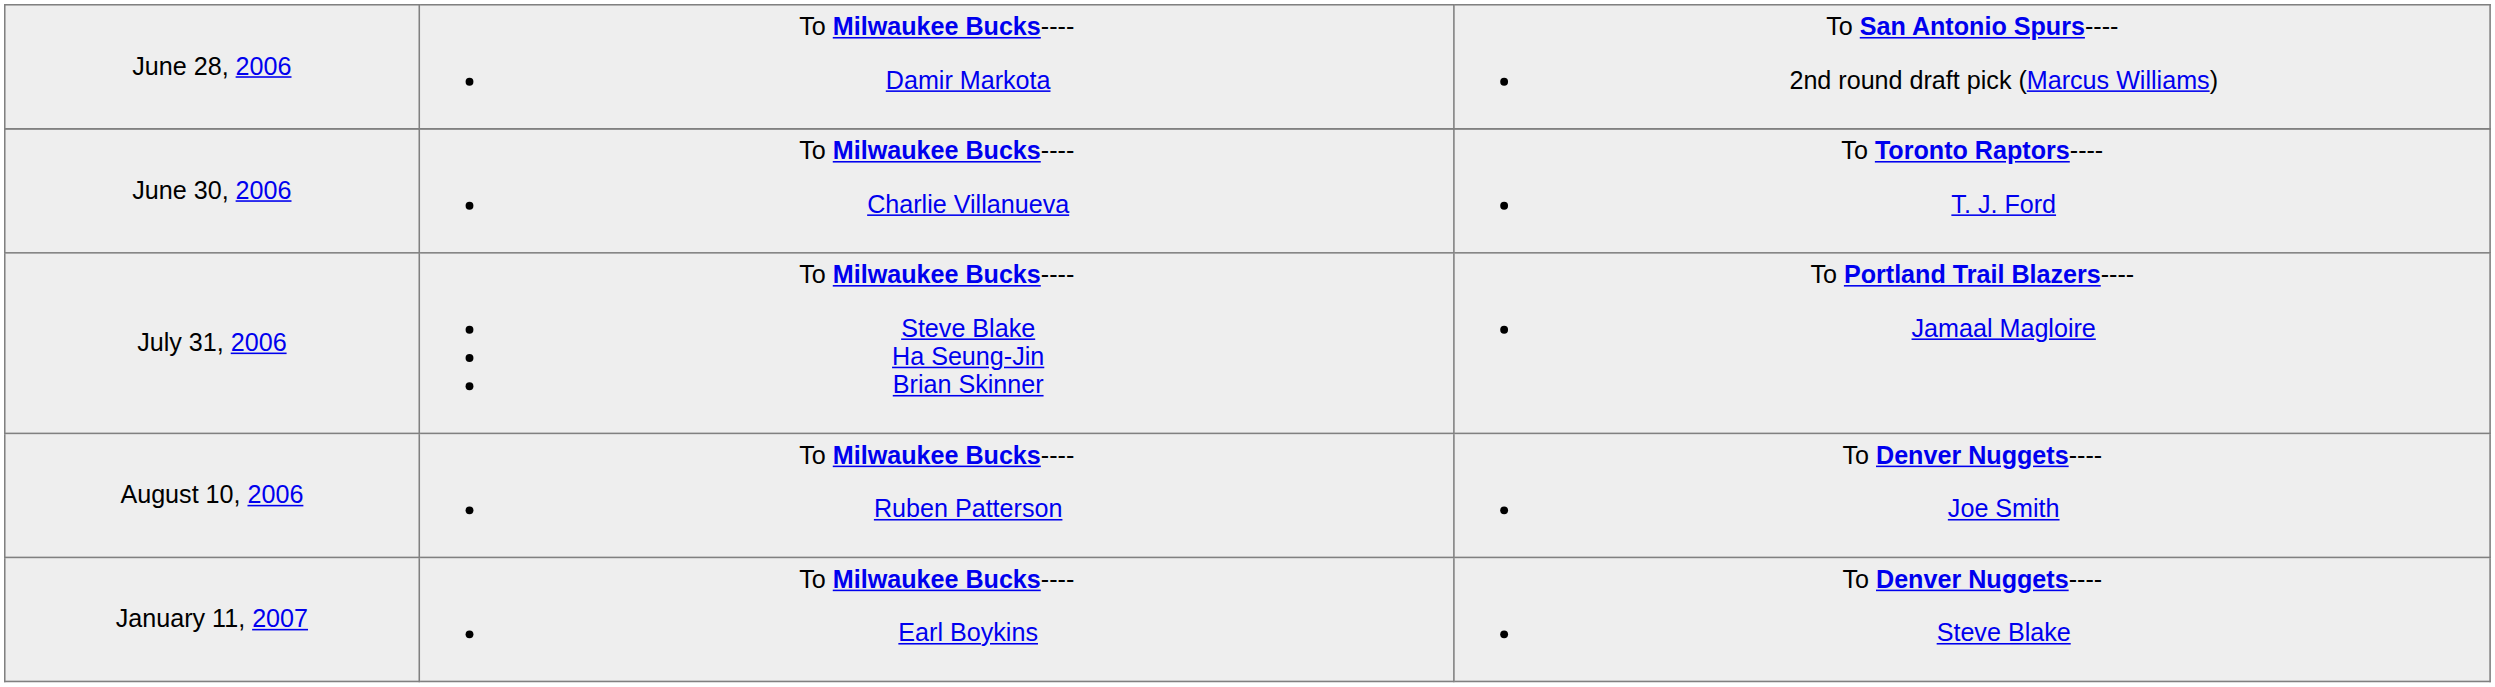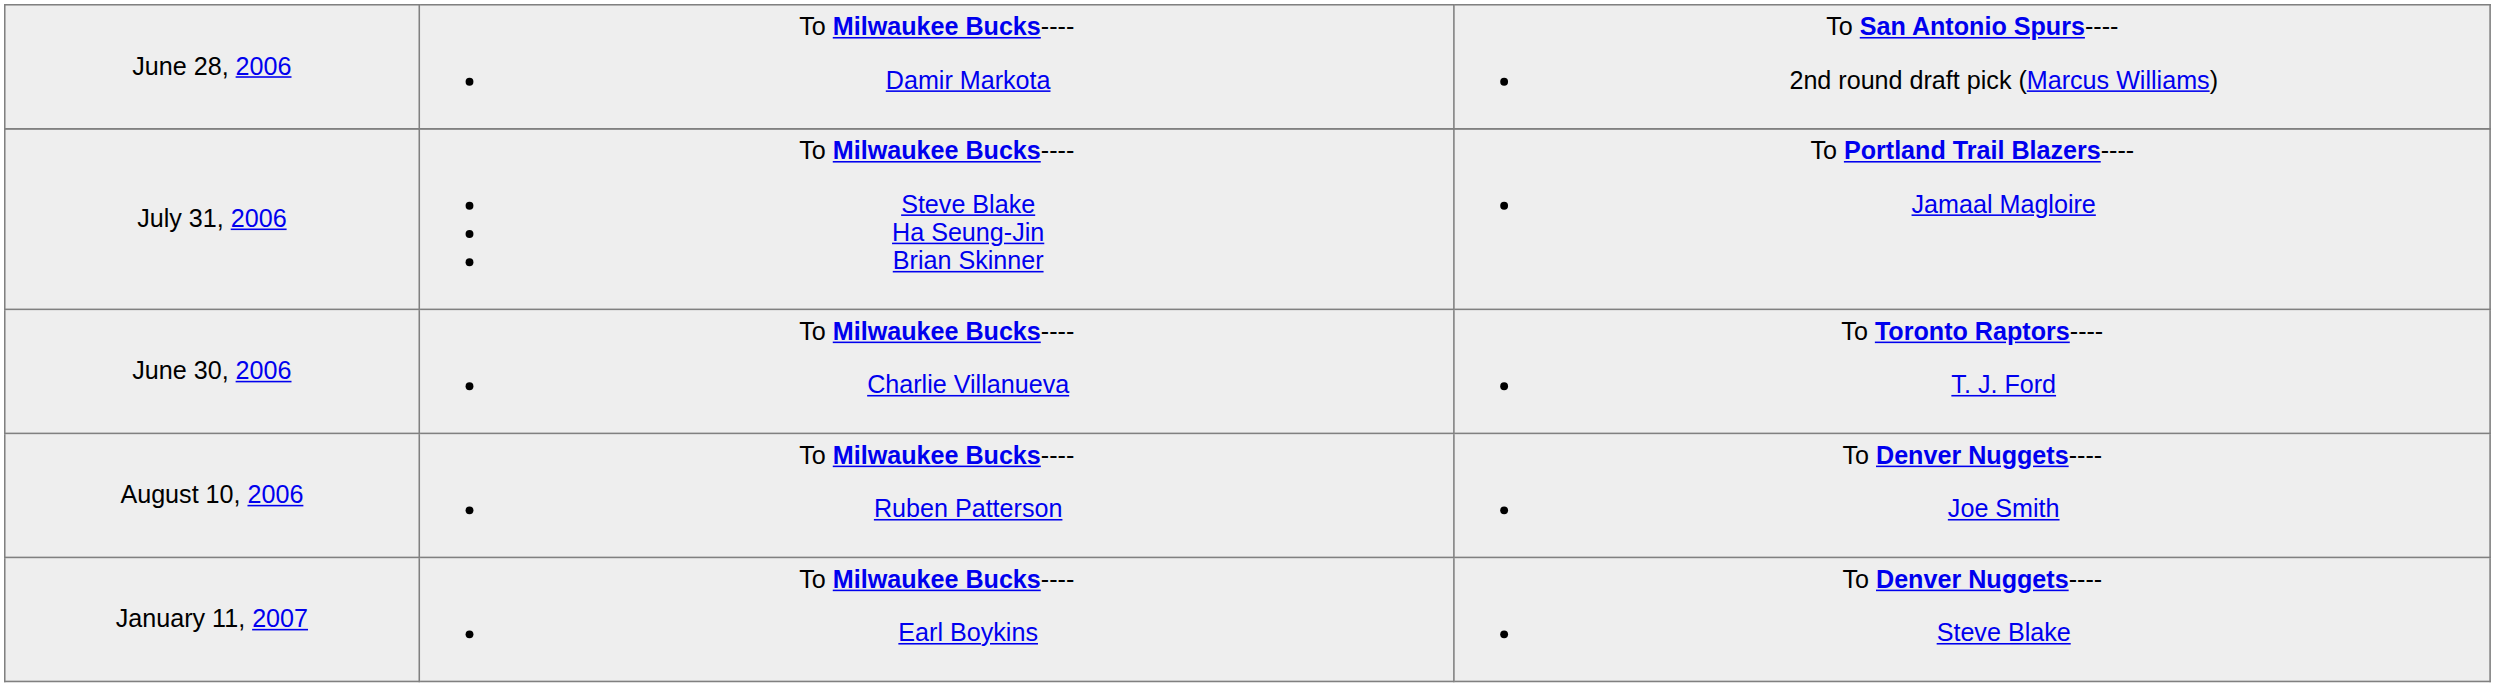rows swapped: (212, 190) <-> (212, 342)
